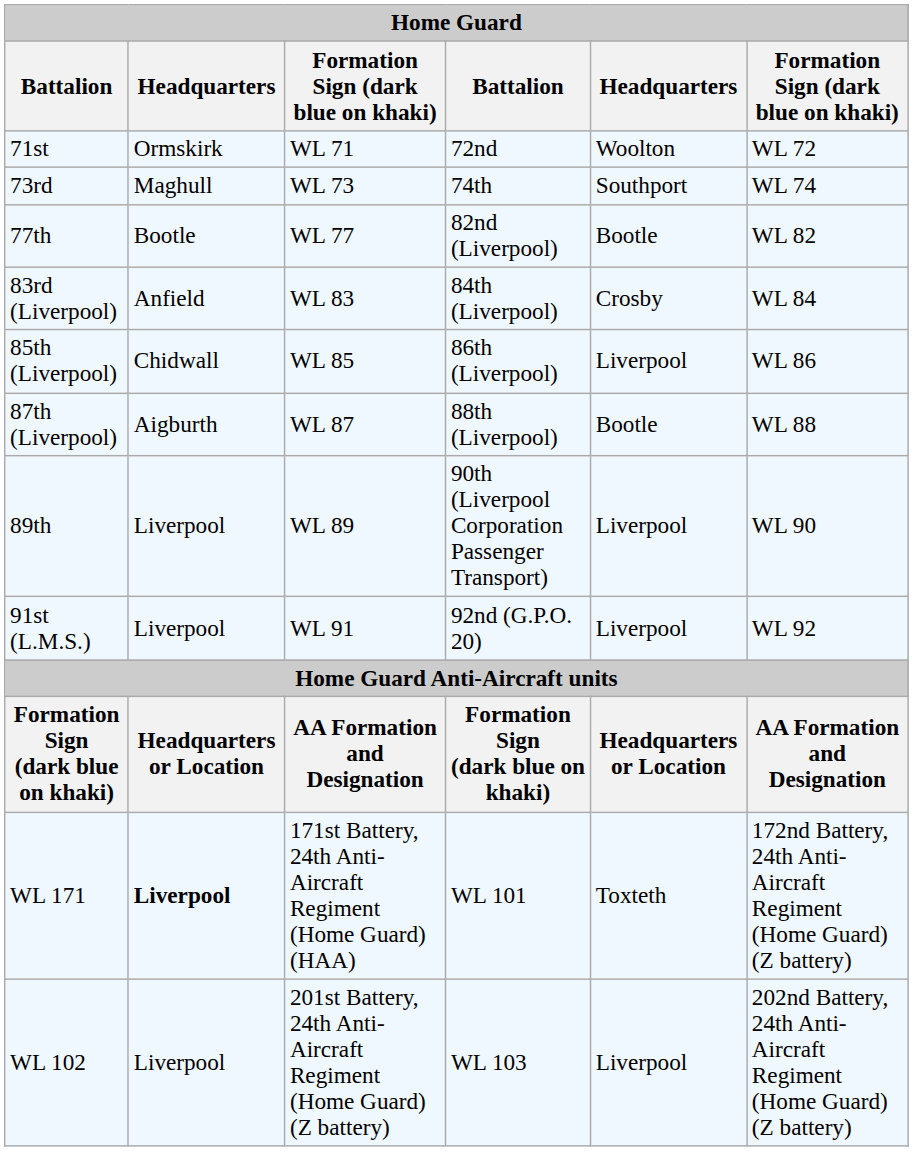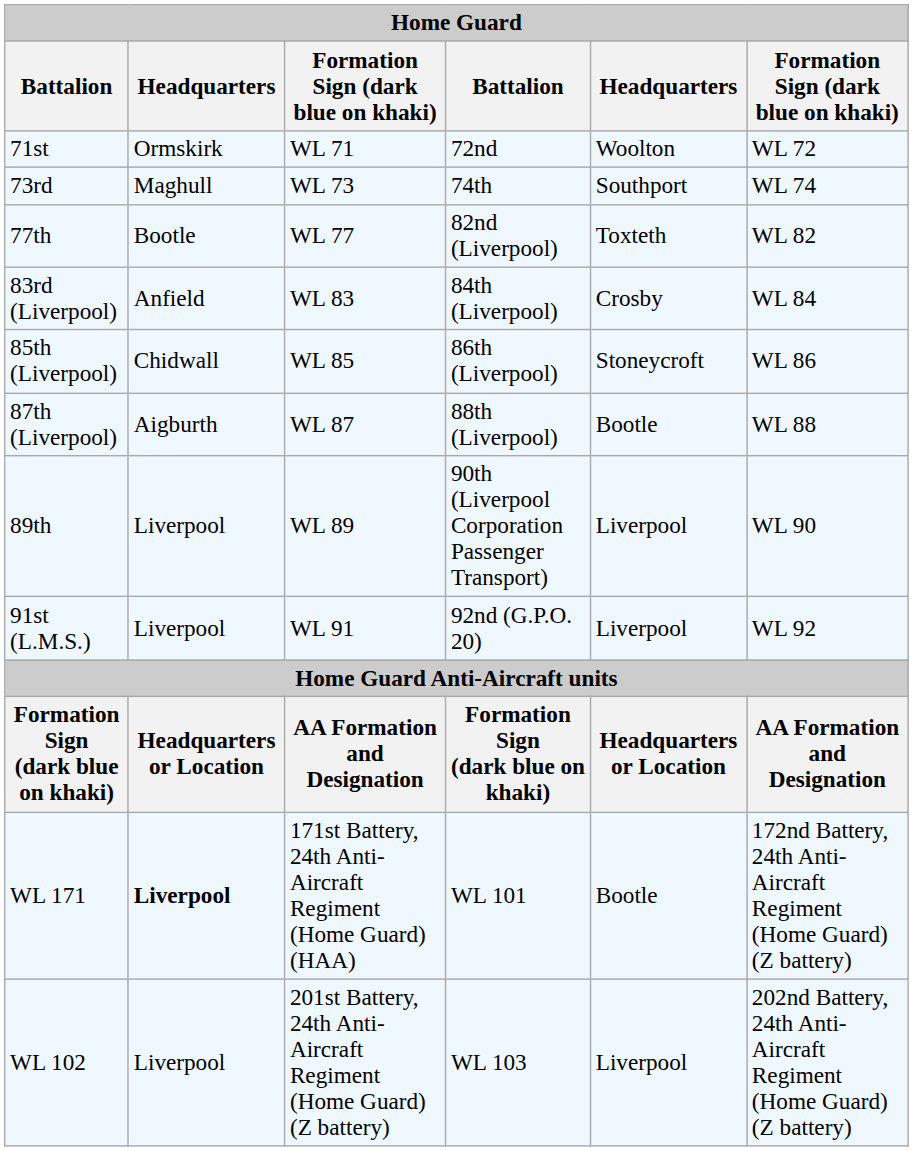(627, 235) Bootle -> (631, 235) Toxteth
(641, 361) Liverpool -> (650, 361) Stoneycroft
(631, 895) Toxteth -> (627, 895) Bootle
